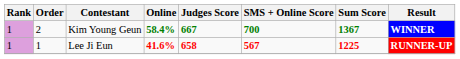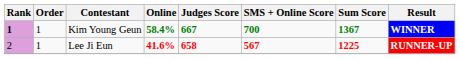(9, 29) normal -> (9, 29) bold
(38, 29) 2 -> (38, 29) 1
(9, 45) 1 -> (9, 45) 2
